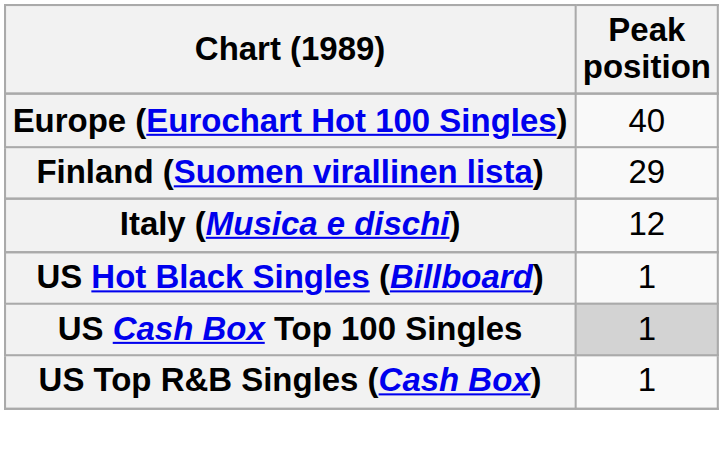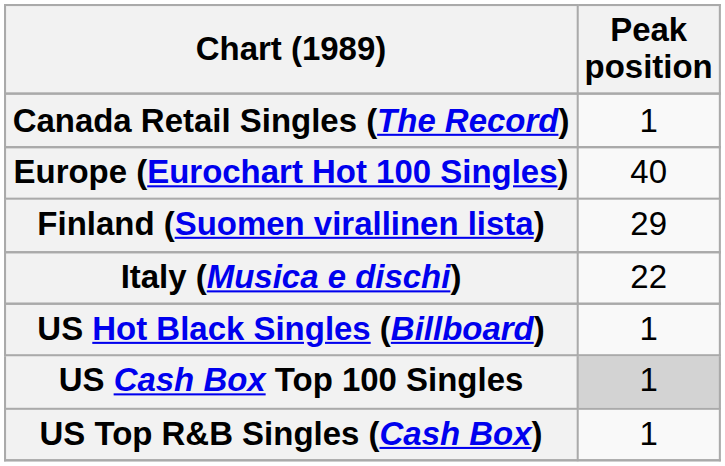+ row: (291, 119)
(647, 224) 12 -> (649, 276) 22
